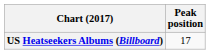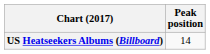(185, 40) 17 -> (185, 40) 14
